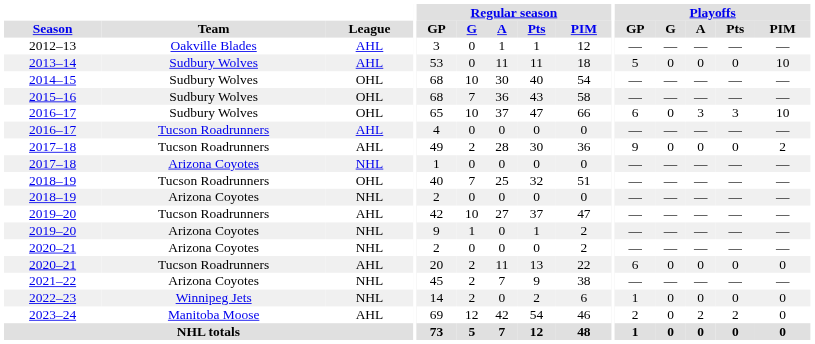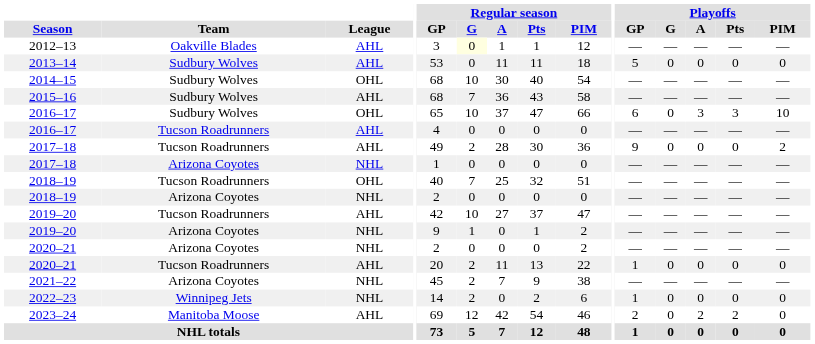(472, 46) no background -> (472, 46) lightyellow background
(783, 62) 10 -> (783, 62) 0
(369, 96) OHL -> (369, 96) AHL
(635, 264) 6 -> (635, 264) 1
